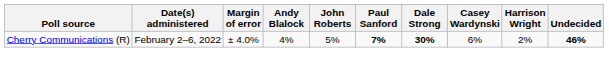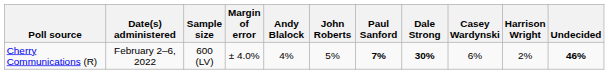+ column: (204, 29)
